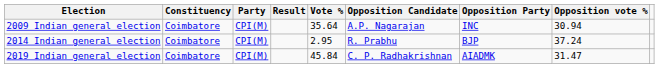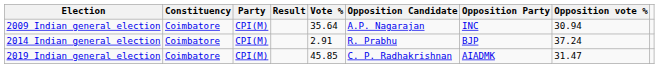(321, 42) 2.95 -> (321, 42) 2.91
(324, 56) 45.84 -> (324, 56) 45.85
